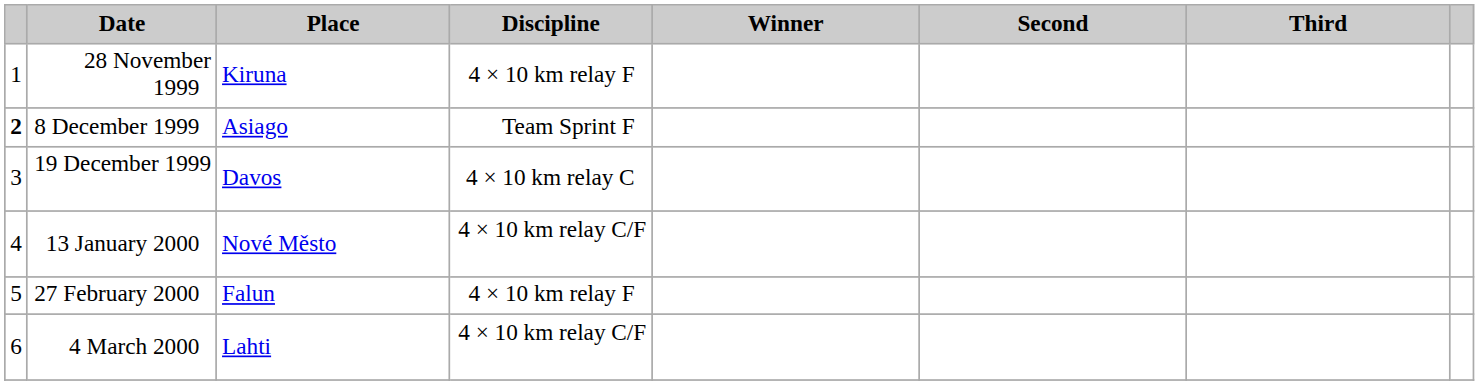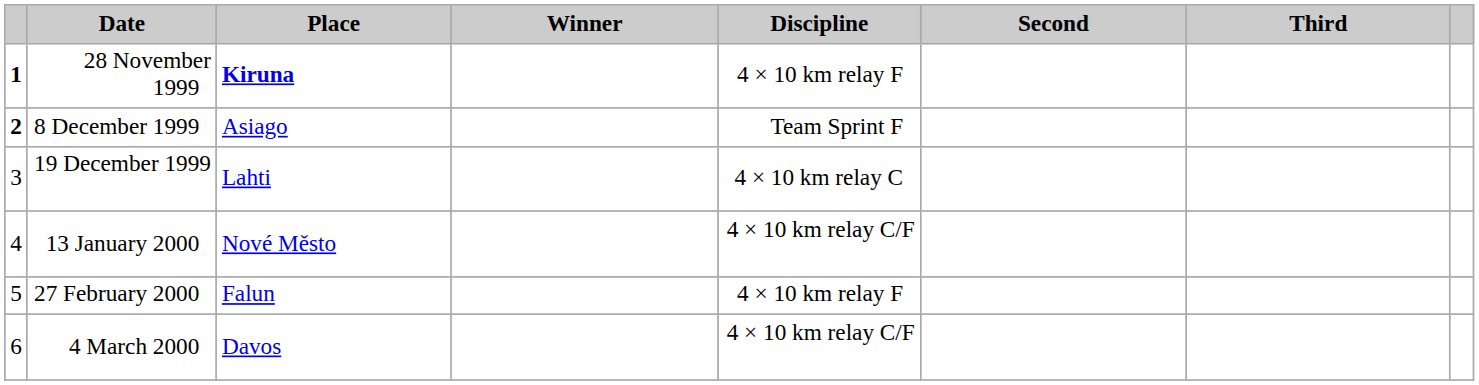columns swapped: (551, 23) <-> (786, 23)
(16, 74) normal -> (16, 74) bold
(254, 74) normal -> (258, 74) bold
(252, 177) Davos -> (246, 177) Lahti
(247, 346) Lahti -> (252, 346) Davos
